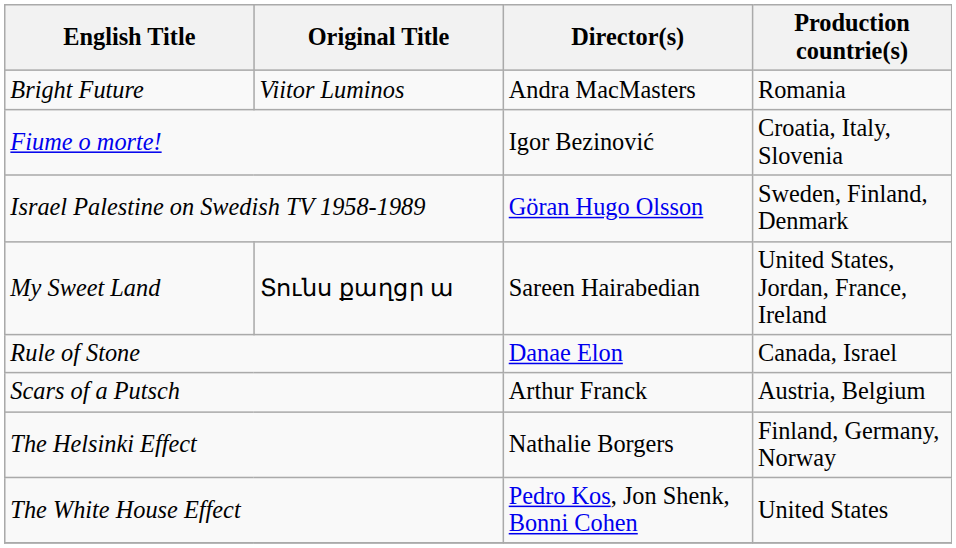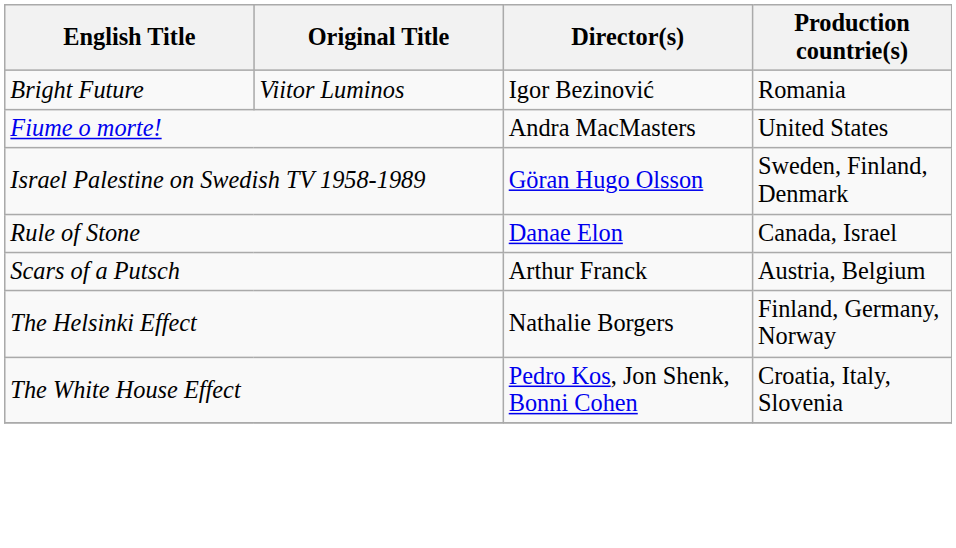(602, 89) Andra MacMasters -> (581, 89) Igor Bezinović
(581, 141) Igor Bezinović -> (602, 128) Andra MacMasters
(824, 141) Croatia, Italy, Slovenia -> (823, 128) United States
- row: (85, 287)
(823, 510) United States -> (824, 389) Croatia, Italy, Slovenia
